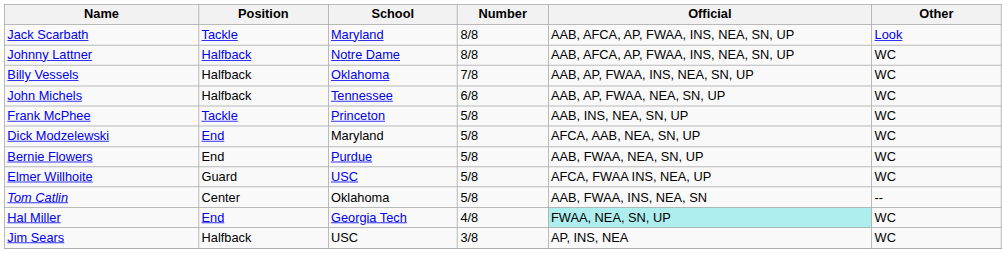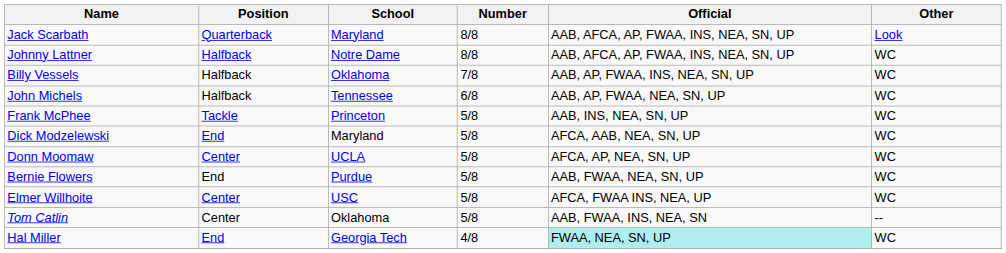(220, 34) Tackle -> (237, 34) Quarterback
+ row: (50, 156)
(219, 177) Guard -> (221, 197) Center
- row: (36, 237)
